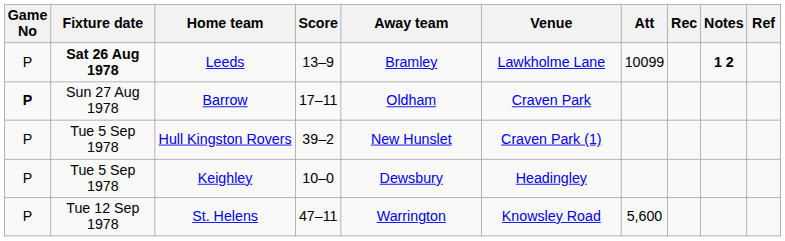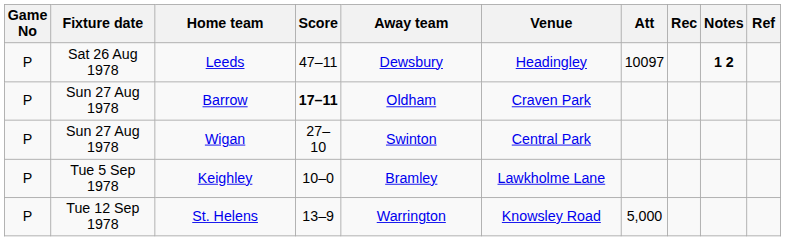(103, 62) bold -> (103, 62) normal
(318, 62) 13–9 -> (318, 62) 47–11
(411, 62) Bramley -> (411, 62) Dewsbury
(551, 62) Lawkholme Lane -> (551, 62) Headingley
(644, 62) 10099 -> (644, 62) 10097
(28, 101) bold -> (28, 101) normal
(318, 101) normal -> (318, 101) bold
+ row: (225, 139)
- row: (225, 139)
(411, 178) Dewsbury -> (411, 178) Bramley
(551, 178) Headingley -> (551, 178) Lawkholme Lane
(318, 216) 47–11 -> (318, 216) 13–9
(644, 216) 5,600 -> (644, 216) 5,000
